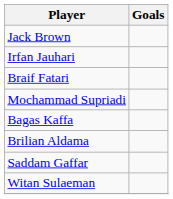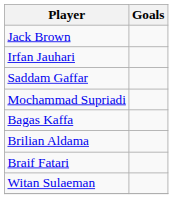rows swapped: (48, 162) <-> (38, 78)
